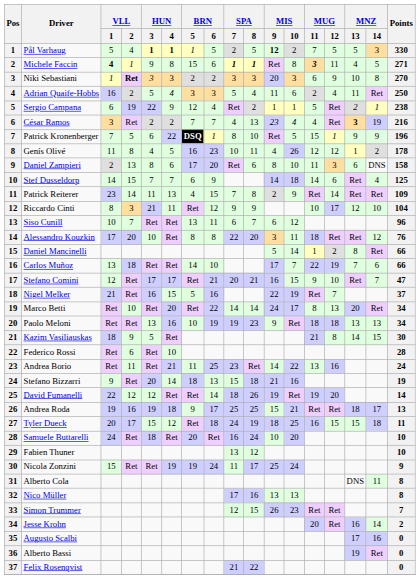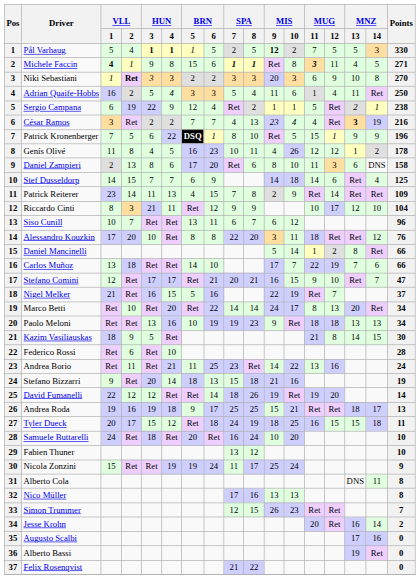(314, 93) 2 -> (314, 93) 1
